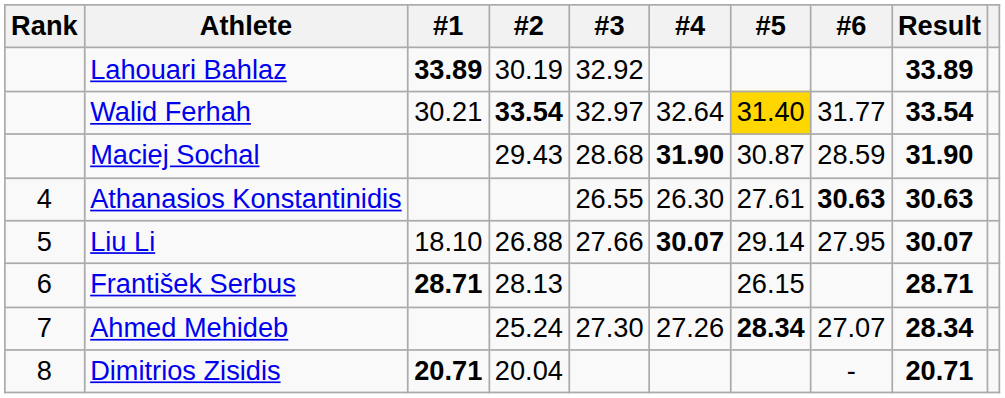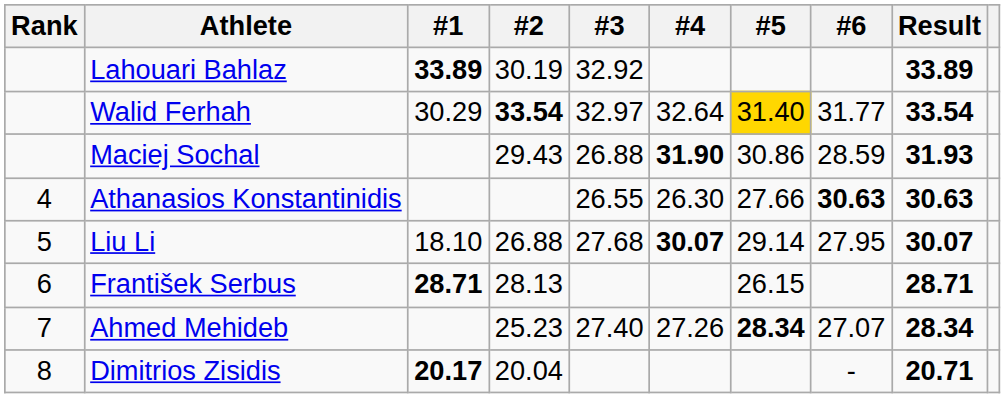(448, 112) 30.21 -> (448, 112) 30.29
(609, 155) 28.68 -> (609, 155) 26.88
(771, 155) 30.87 -> (771, 155) 30.86
(939, 155) 31.90 -> (939, 155) 31.93
(771, 198) 27.61 -> (771, 198) 27.66
(609, 241) 27.66 -> (609, 241) 27.68
(529, 328) 25.24 -> (529, 328) 25.23
(609, 328) 27.30 -> (609, 328) 27.40
(448, 371) 20.71 -> (448, 371) 20.17
